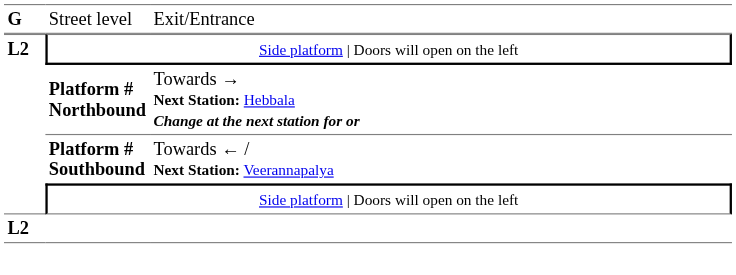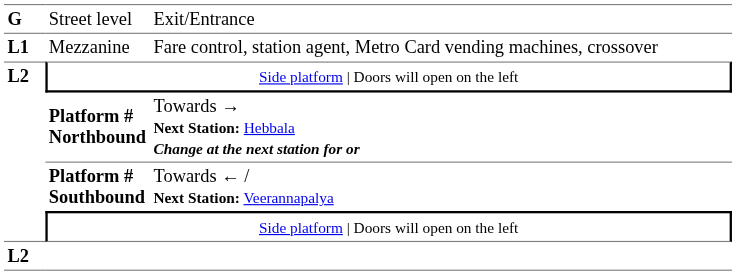+ row: (89, 47)
